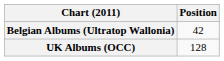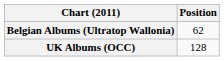(198, 30) 42 -> (198, 30) 62
